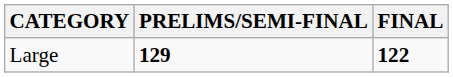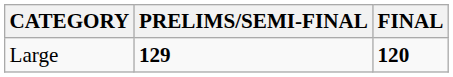(393, 54) 122 -> (393, 54) 120
